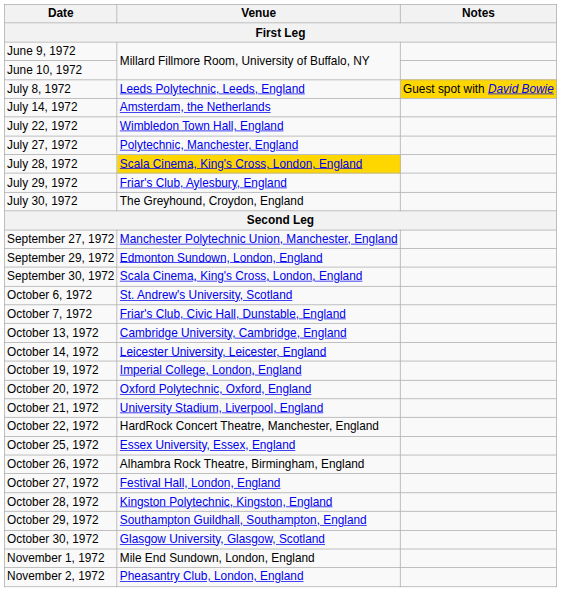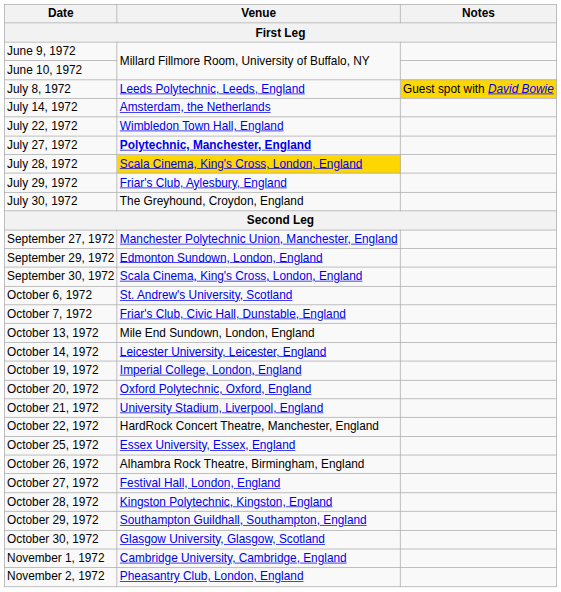(209, 145) normal -> (216, 145) bold
(233, 333) Cambridge University, Cambridge, England -> (217, 333) Mile End Sundown, London, England
(217, 558) Mile End Sundown, London, England -> (233, 558) Cambridge University, Cambridge, England
